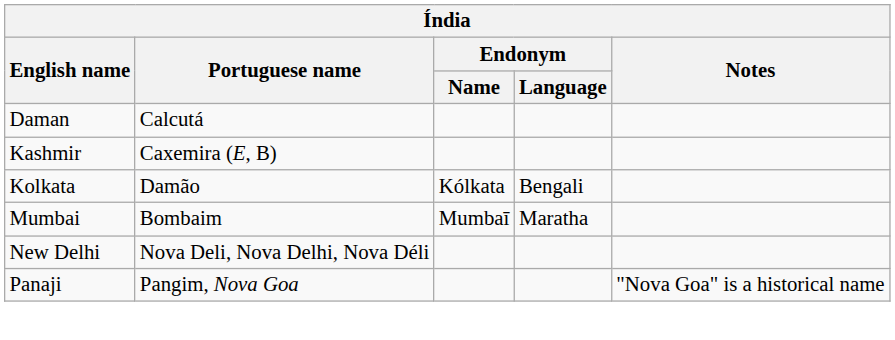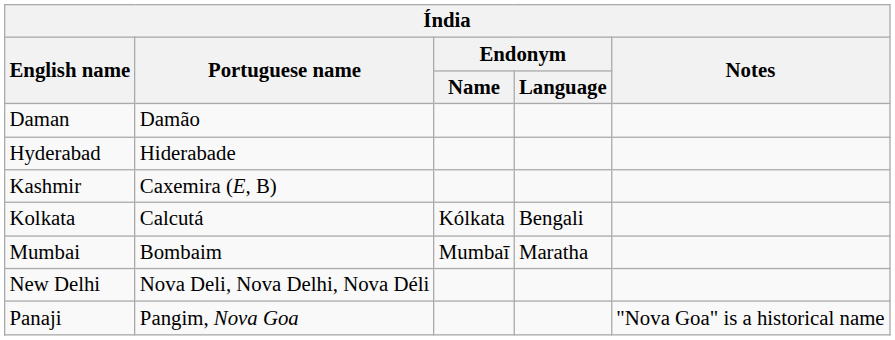(172, 119) Calcutá -> (170, 119) Damão
+ row: (55, 152)
(170, 185) Damão -> (172, 218) Calcutá
